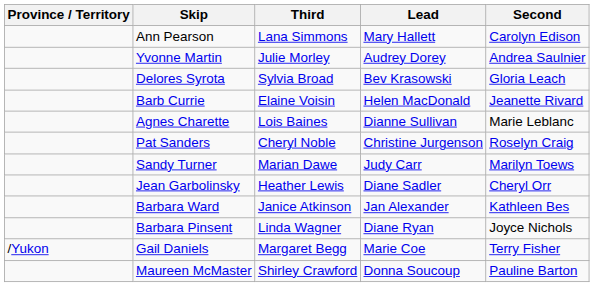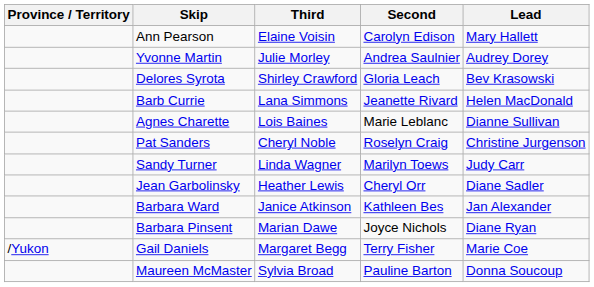columns swapped: (537, 15) <-> (423, 15)
(303, 36) Lana Simmons -> (296, 36) Elaine Voisin
(296, 79) Sylvia Broad -> (308, 79) Shirley Crawford
(296, 100) Elaine Voisin -> (303, 100) Lana Simmons
(298, 164) Marian Dawe -> (300, 164) Linda Wagner
(300, 228) Linda Wagner -> (298, 228) Marian Dawe
(308, 270) Shirley Crawford -> (296, 270) Sylvia Broad
